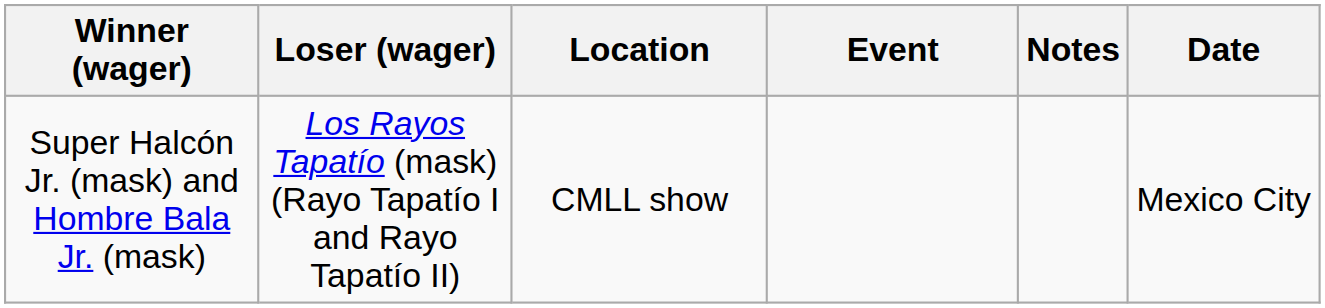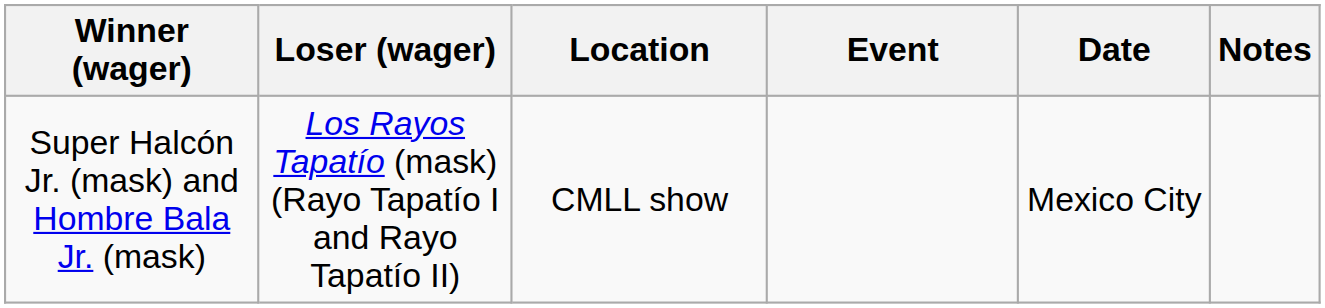columns swapped: (1224, 50) <-> (1073, 50)
